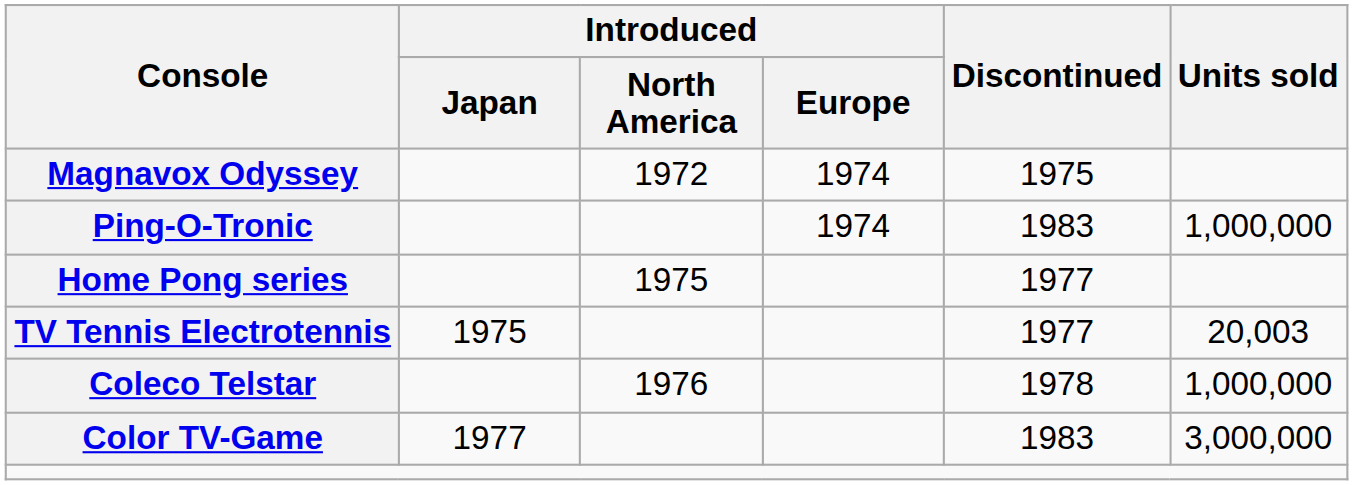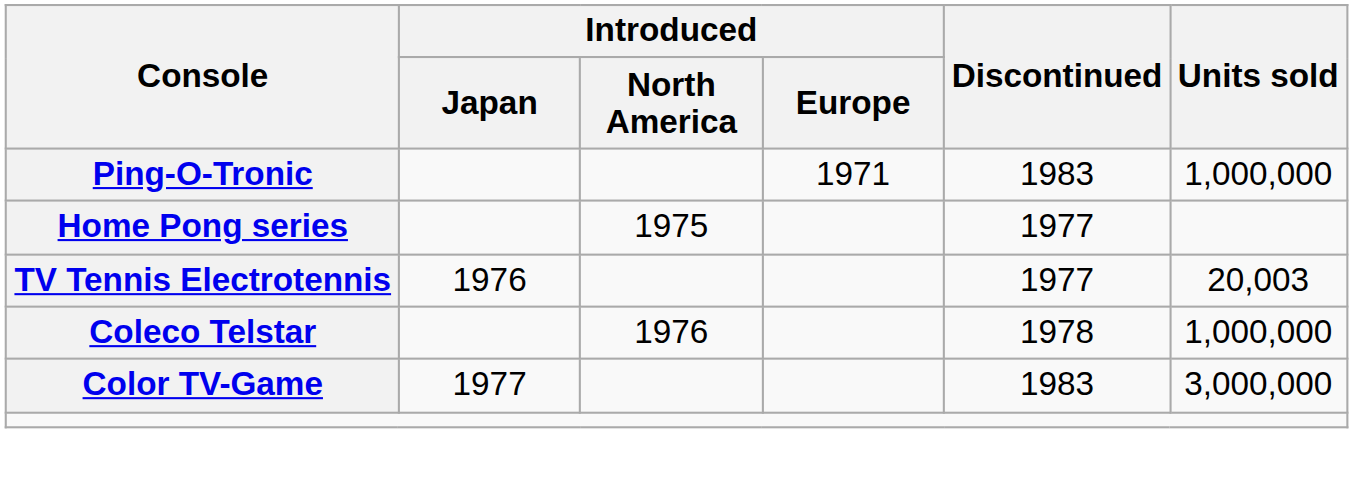- row: (203, 173)
(853, 226) 1974 -> (853, 173) 1971
(490, 332) 1975 -> (490, 279) 1976
